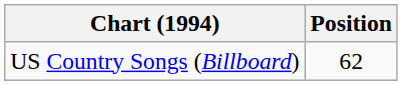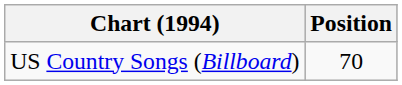(351, 60) 62 -> (351, 60) 70
